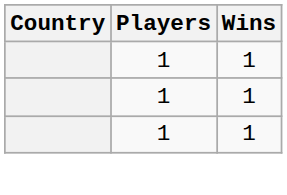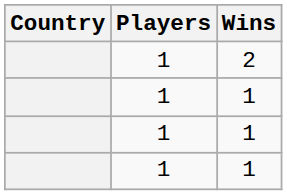+ row: (58, 60)
